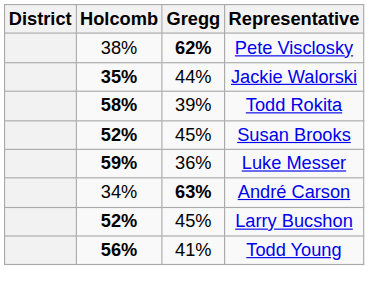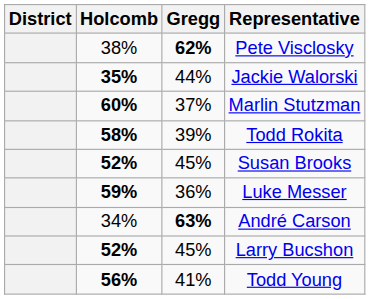+ row: (294, 105)
